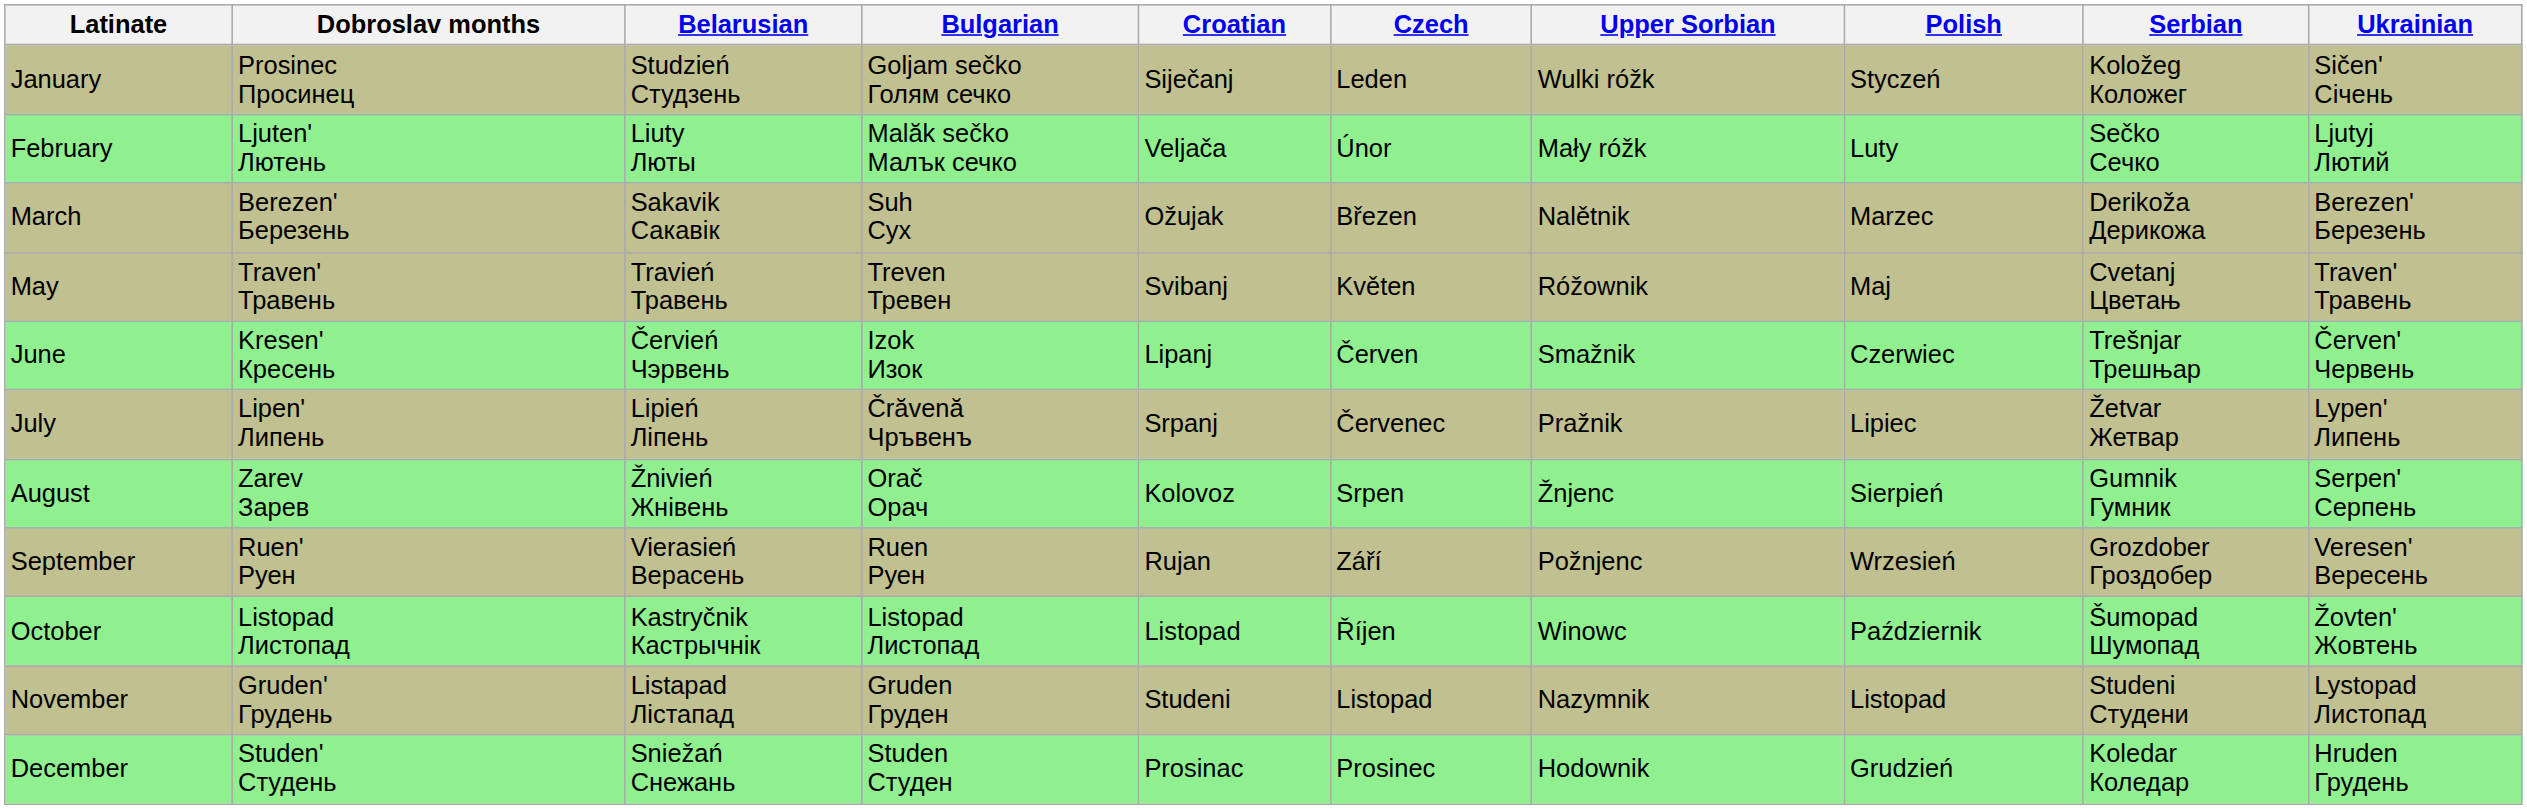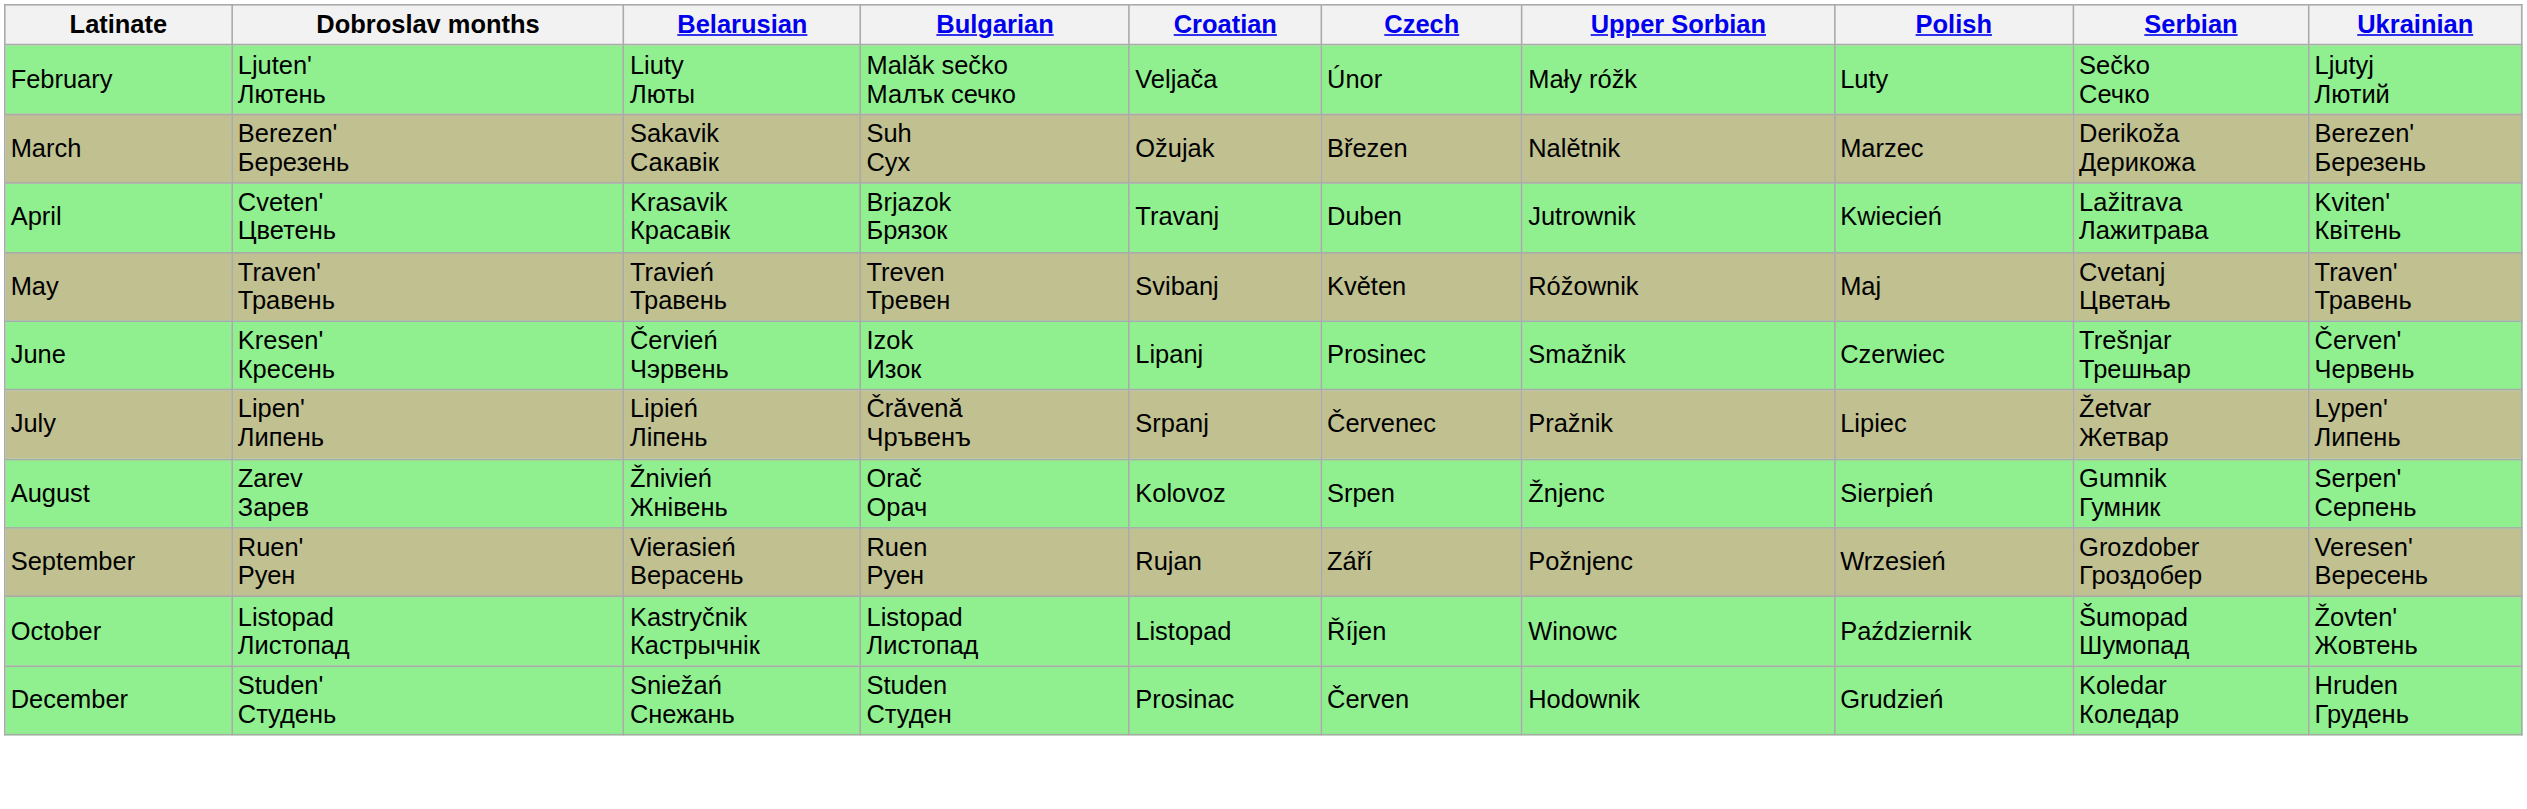- row: (56, 79)
+ row: (36, 217)
(1377, 355) Červen -> (1377, 355) Prosinec
- row: (69, 700)
(1386, 768) Prosinec -> (1368, 700) Červen
